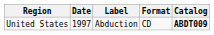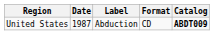(82, 24) 1997 -> (82, 24) 1987
